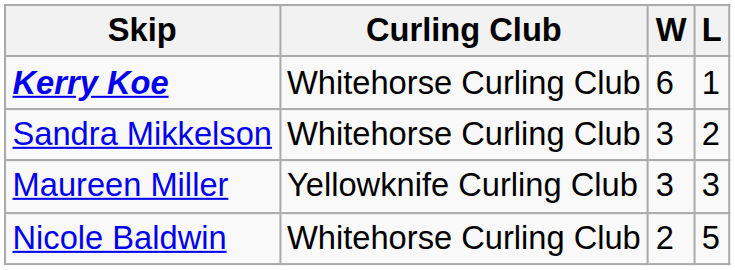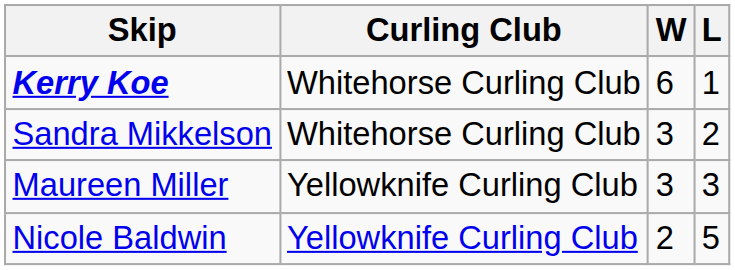(464, 237) Whitehorse Curling Club -> (462, 237) Yellowknife Curling Club
